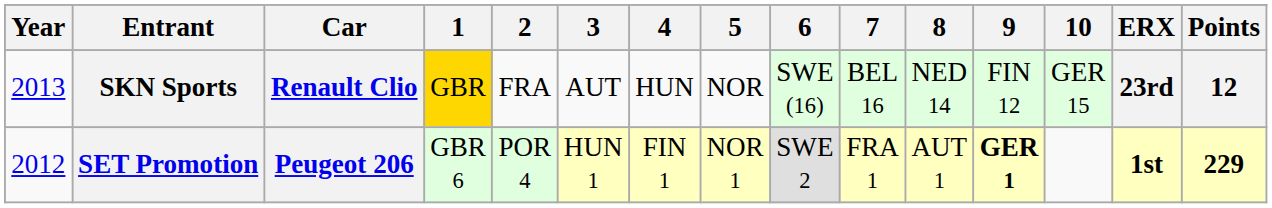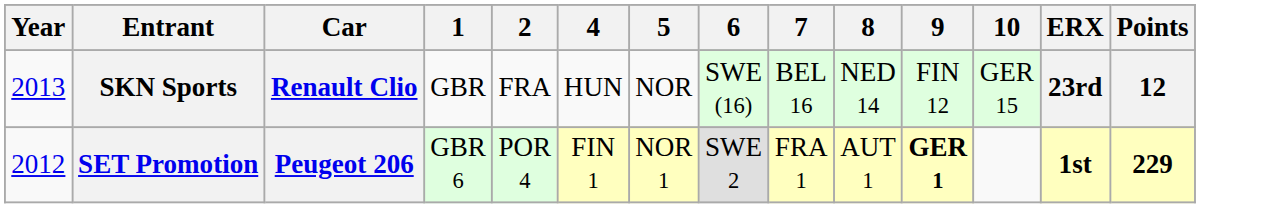- column: (593, 27)
(458, 87) gold background -> (458, 87) no background
